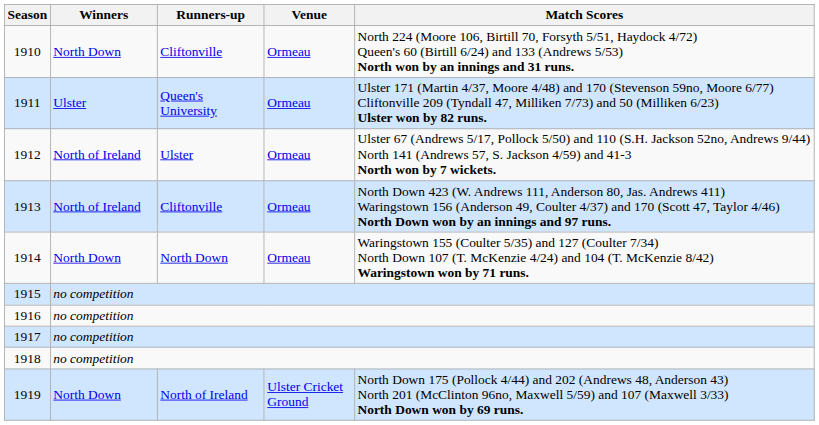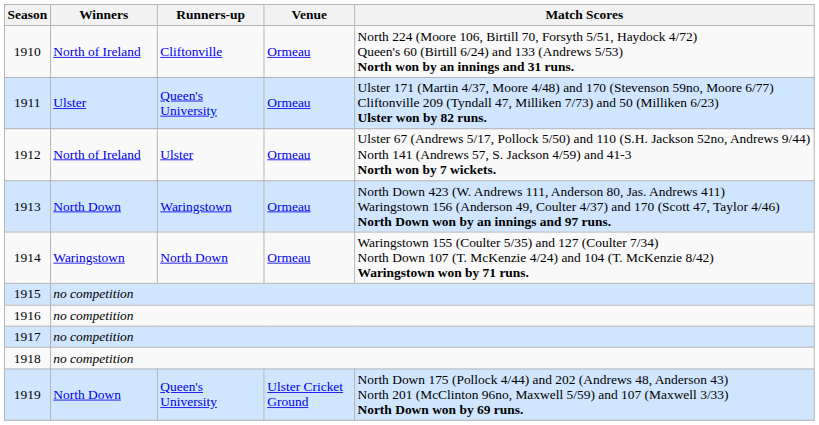(87, 51) North Down -> (97, 51) North of Ireland
(97, 206) North of Ireland -> (87, 206) North Down
(191, 206) Cliftonville -> (196, 206) Waringstown
(87, 257) North Down -> (89, 257) Waringstown
(204, 394) North of Ireland -> (189, 394) Queen's University
